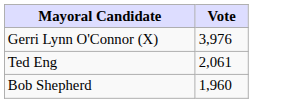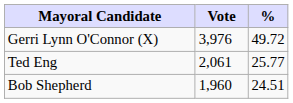+ column: (268, 16)
